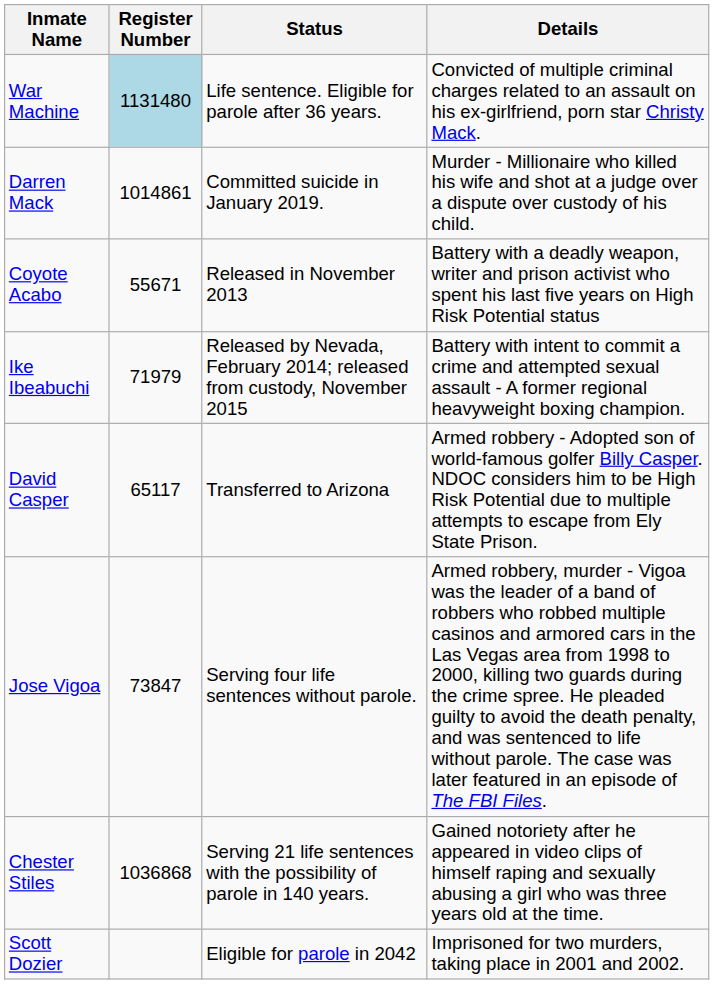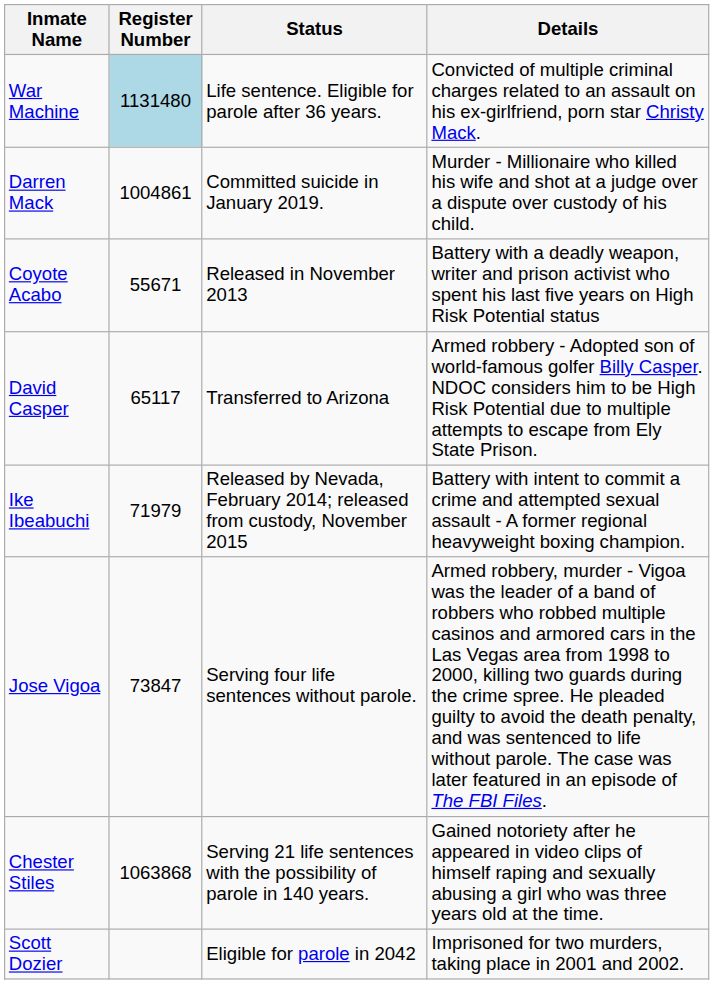(156, 192) 1014861 -> (156, 192) 1004861
rows swapped: (39, 490) <-> (49, 377)
(156, 872) 1036868 -> (156, 872) 1063868
